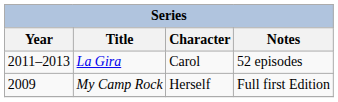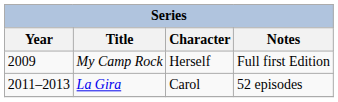rows swapped: (120, 85) <-> (99, 62)
